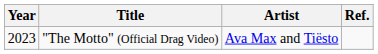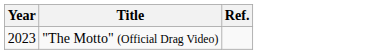- column: (282, 15)
